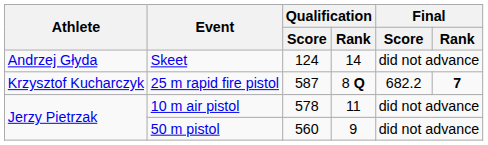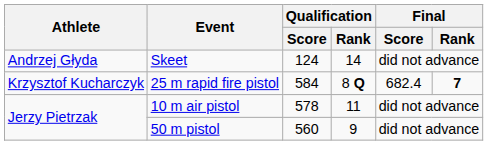(307, 84) 587 -> (307, 84) 584
(404, 84) 682.2 -> (404, 84) 682.4
